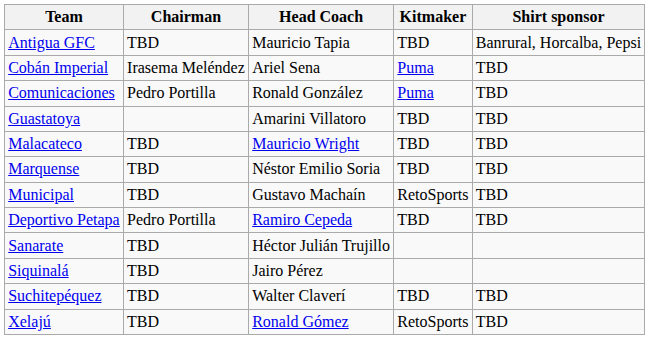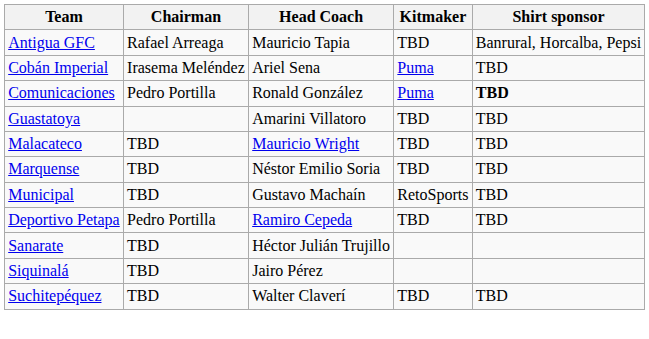(143, 42) TBD -> (175, 42) Rafael Arreaga
(492, 93) normal -> (492, 93) bold
- row: (30, 321)
